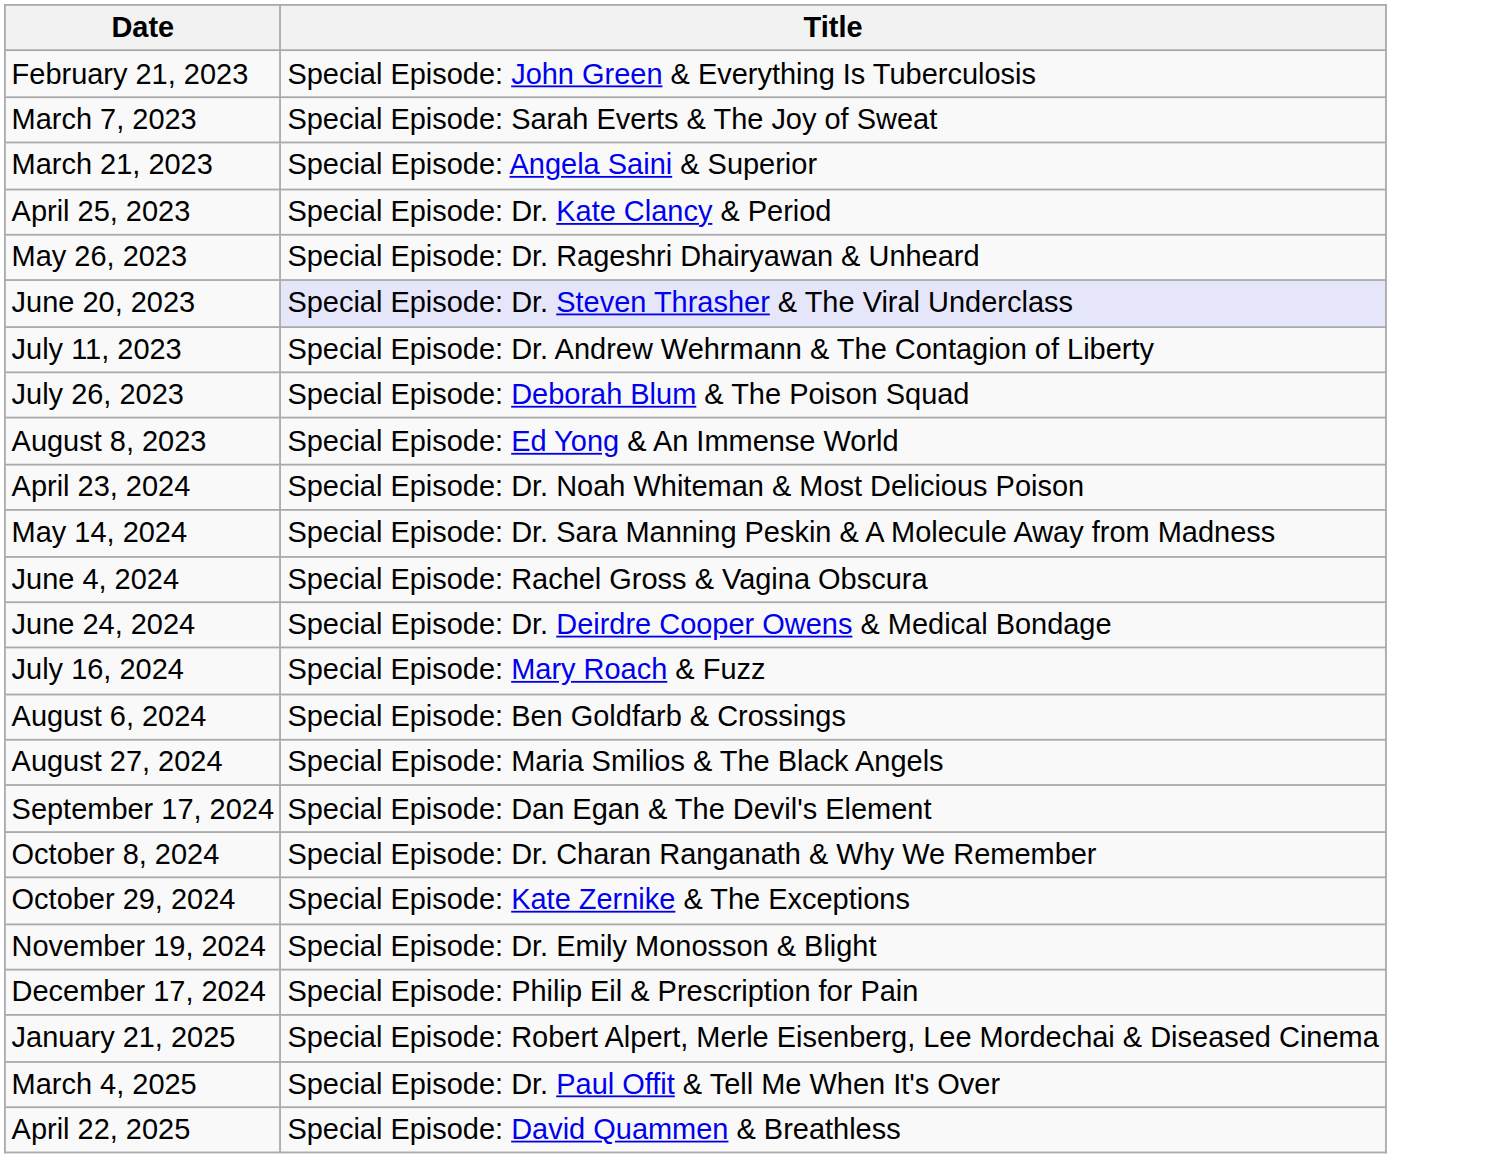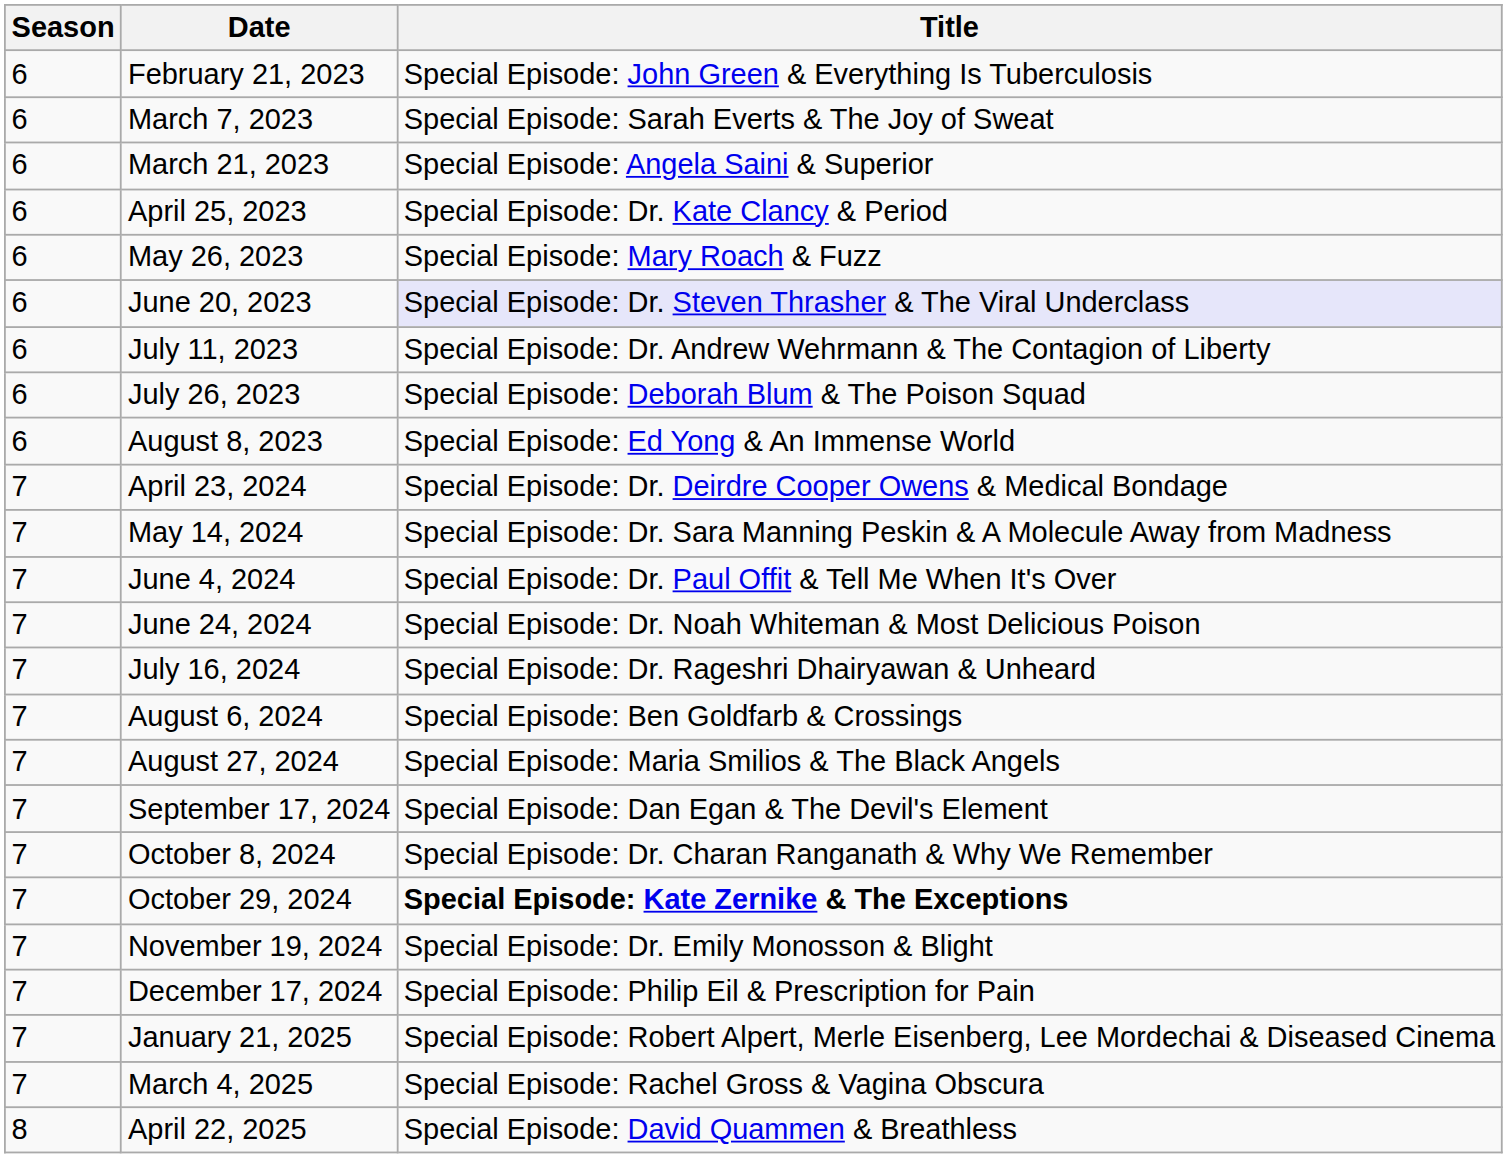+ column: (63, 27)
(633, 257) Special Episode: Dr. Rageshri Dhairyawan & Unheard -> (643, 257) Special Episode: Mary Roach & Fuzz
(686, 486) Special Episode: Dr. Noah Whiteman & Most Delicious Poison -> (816, 486) Special Episode: Dr. Deirdre Cooper Owens & Medical Bondage
(607, 578) Special Episode: Rachel Gross & Vagina Obscura -> (760, 578) Special Episode: Dr. Paul Offit & Tell Me When It's Over
(699, 624) Special Episode: Dr. Deirdre Cooper Owens & Medical Bondage -> (802, 624) Special Episode: Dr. Noah Whiteman & Most Delicious Poison
(526, 670) Special Episode: Mary Roach & Fuzz -> (750, 670) Special Episode: Dr. Rageshri Dhairyawan & Unheard
(599, 900) normal -> (736, 900) bold
(644, 1083) Special Episode: Dr. Paul Offit & Tell Me When It's Over -> (724, 1083) Special Episode: Rachel Gross & Vagina Obscura
